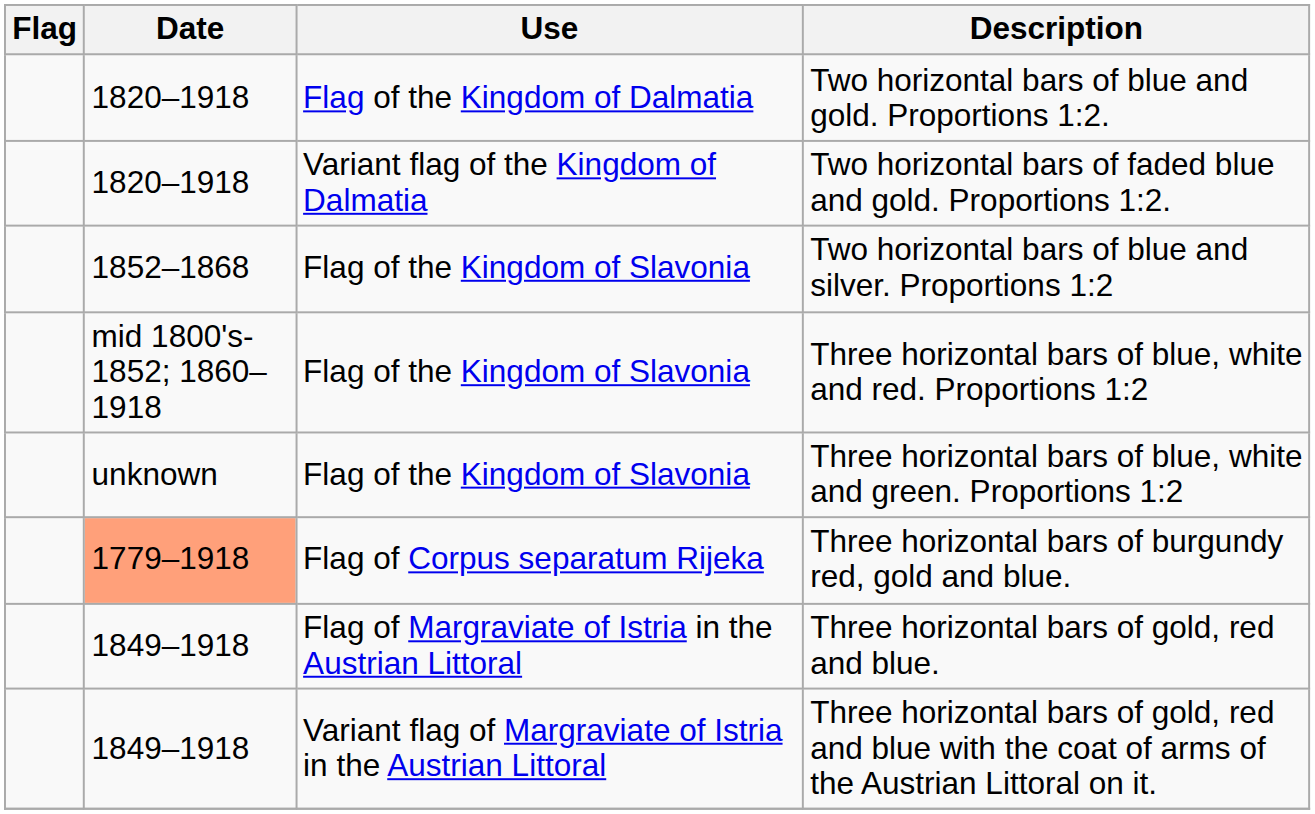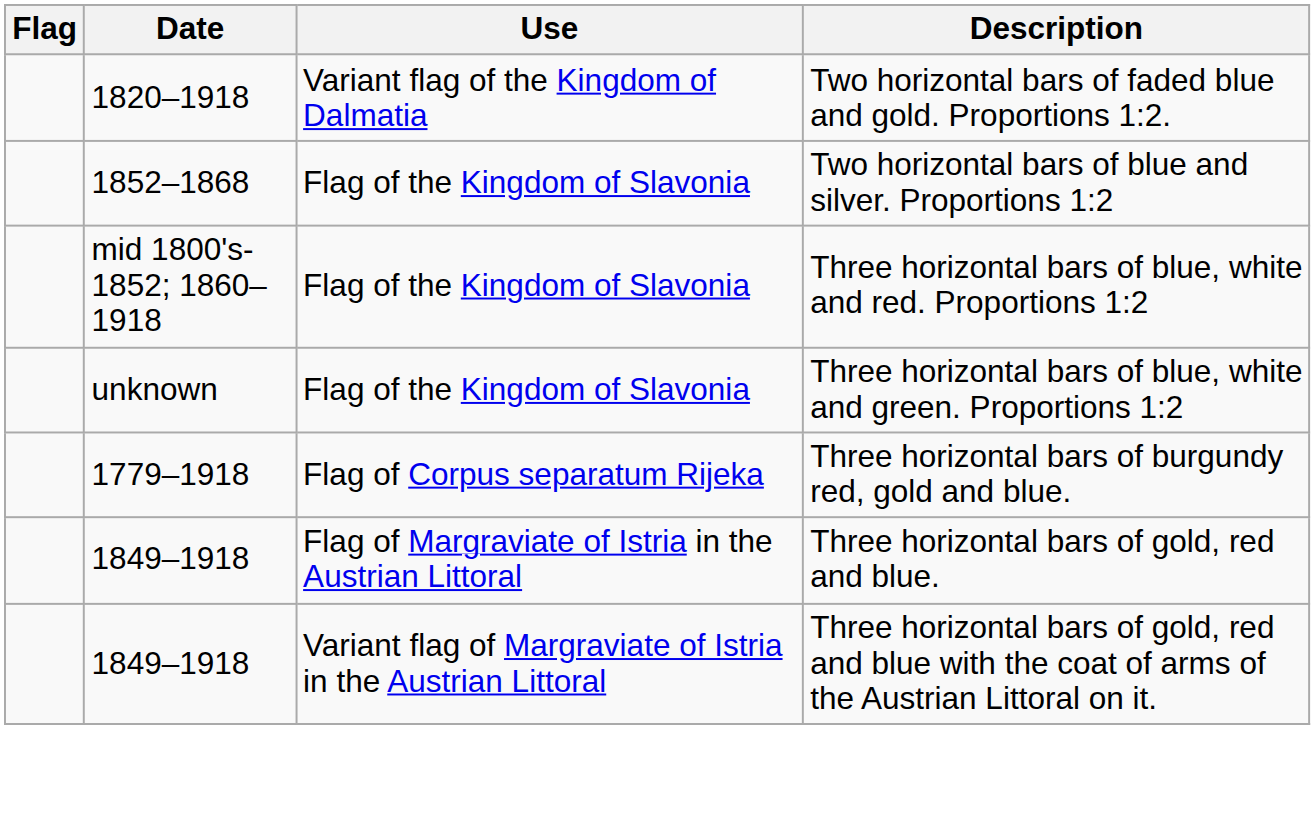- row: (1029, 97)
(170, 559) lightsalmon background -> (170, 474) no background
